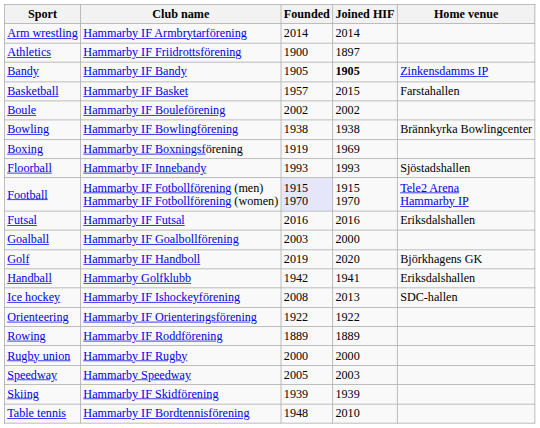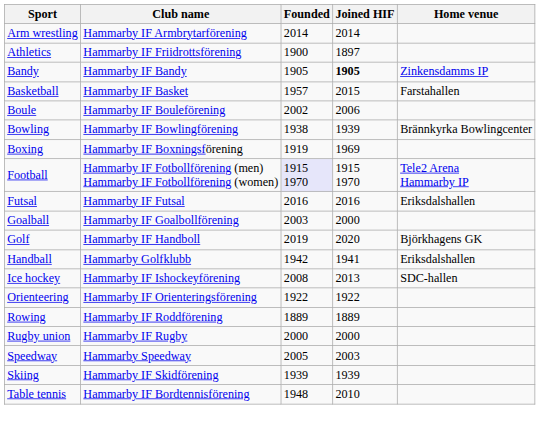(348, 110) 2002 -> (348, 110) 2006
(348, 129) 1938 -> (348, 129) 1939
- row: (29, 168)
